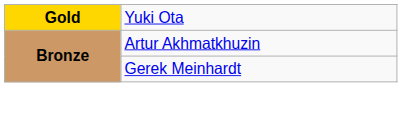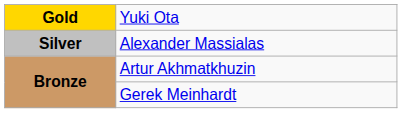+ row: (192, 42)
